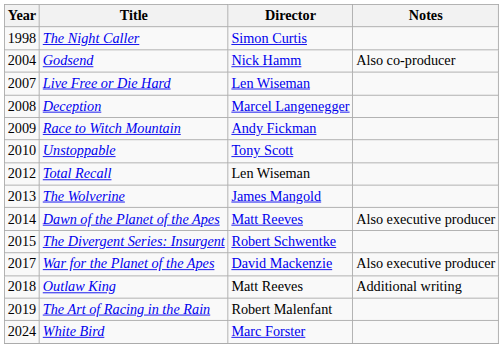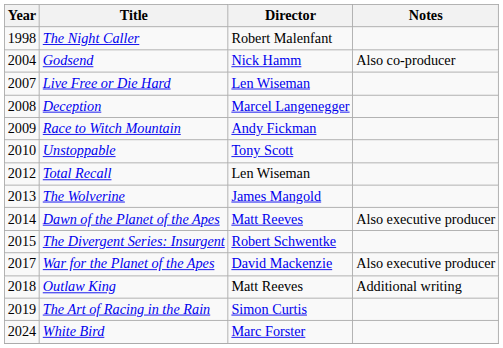(269, 38) Simon Curtis -> (282, 38) Robert Malenfant
(282, 309) Robert Malenfant -> (269, 309) Simon Curtis
